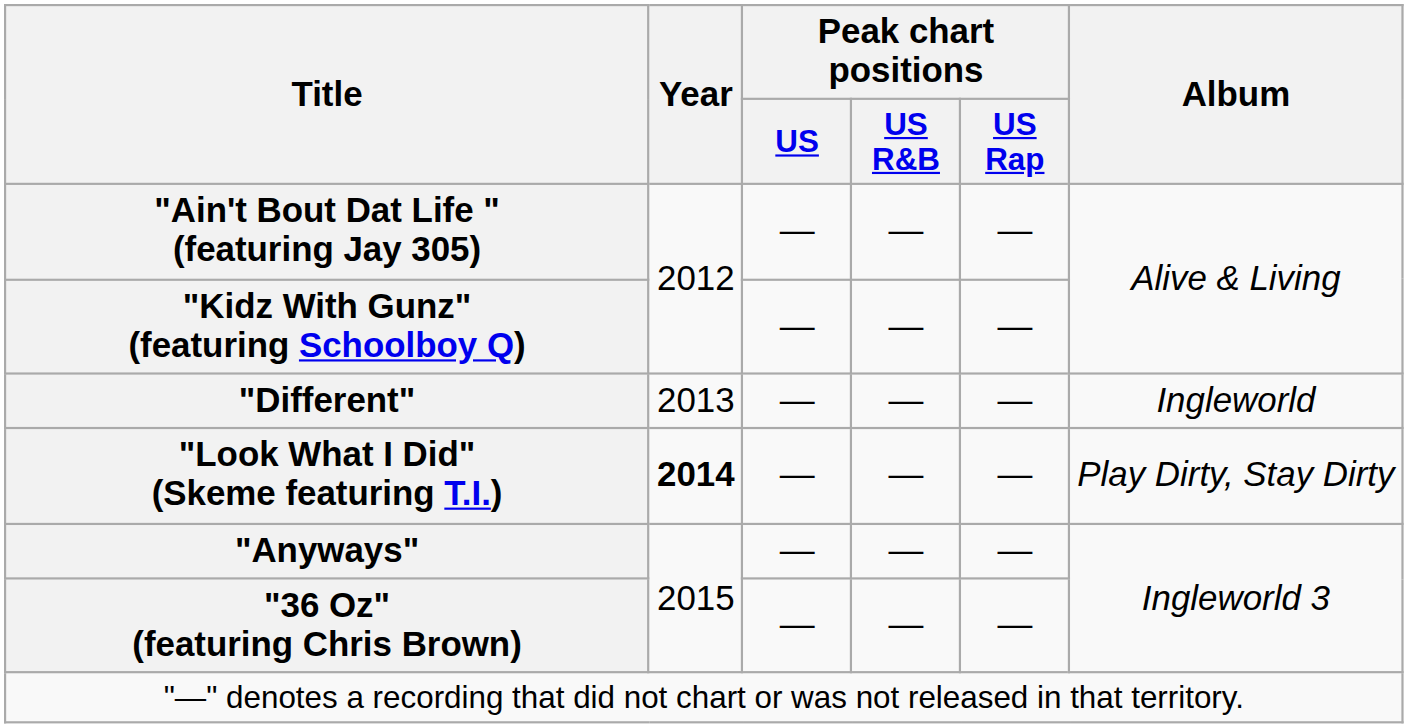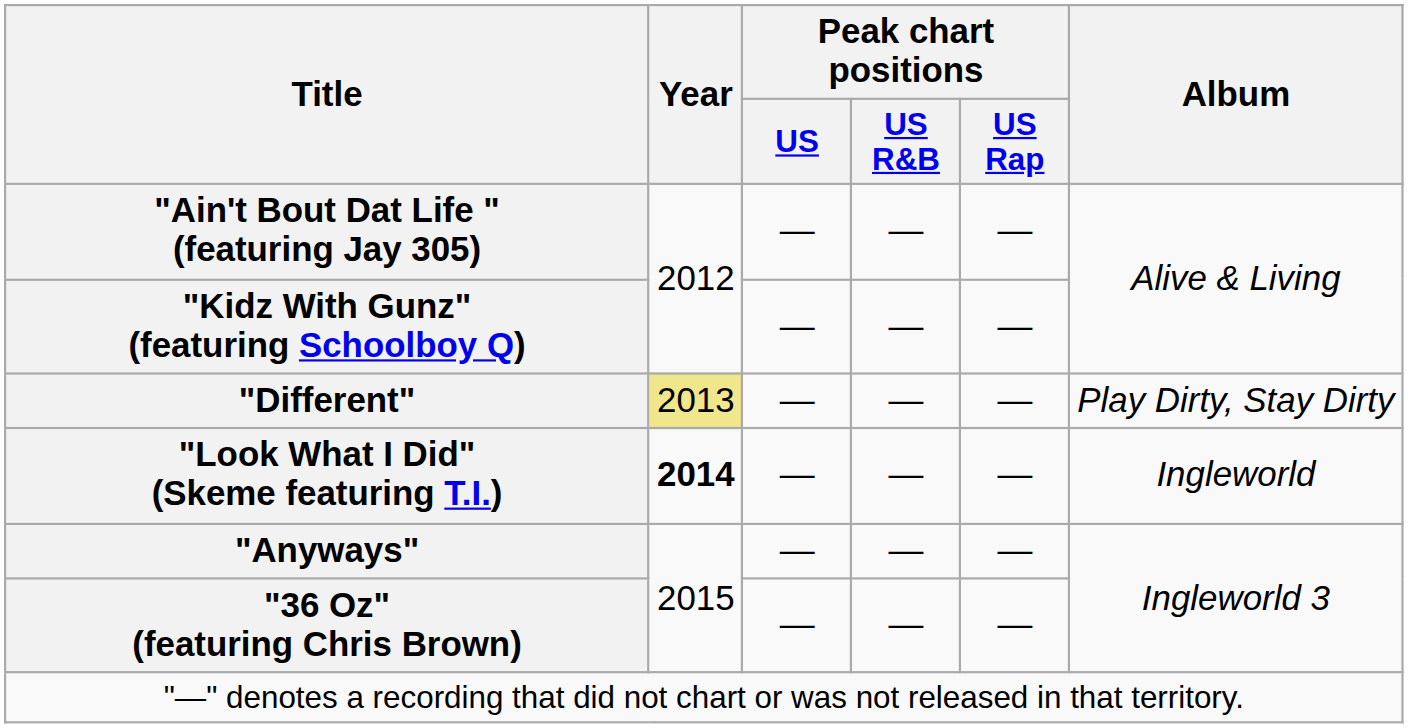(696, 400) no background -> (696, 400) khaki background
(1236, 400) Ingleworld -> (1236, 400) Play Dirty, Stay Dirty
(1236, 475) Play Dirty, Stay Dirty -> (1236, 475) Ingleworld
